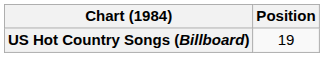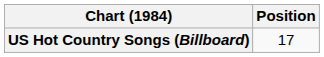(286, 40) 19 -> (286, 40) 17
